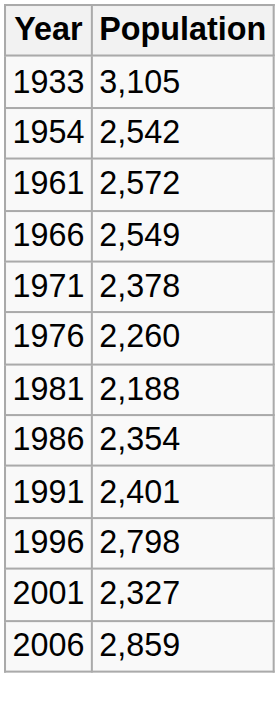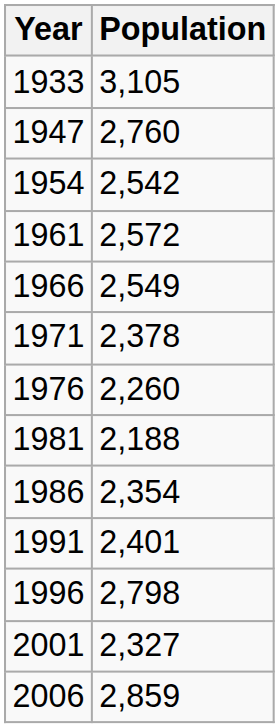+ row: (48, 132)
